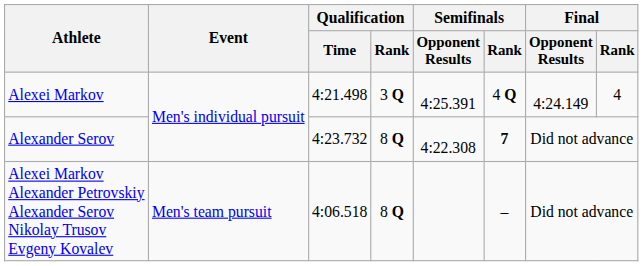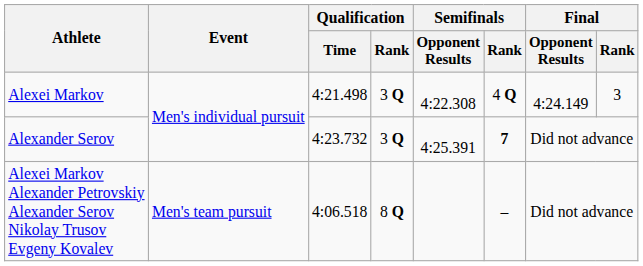(448, 104) 4:25.391 -> (448, 104) 4:22.308
(617, 94) 4 -> (617, 94) 3
(392, 139) 8 Q -> (392, 139) 3 Q
(448, 148) 4:22.308 -> (448, 148) 4:25.391
